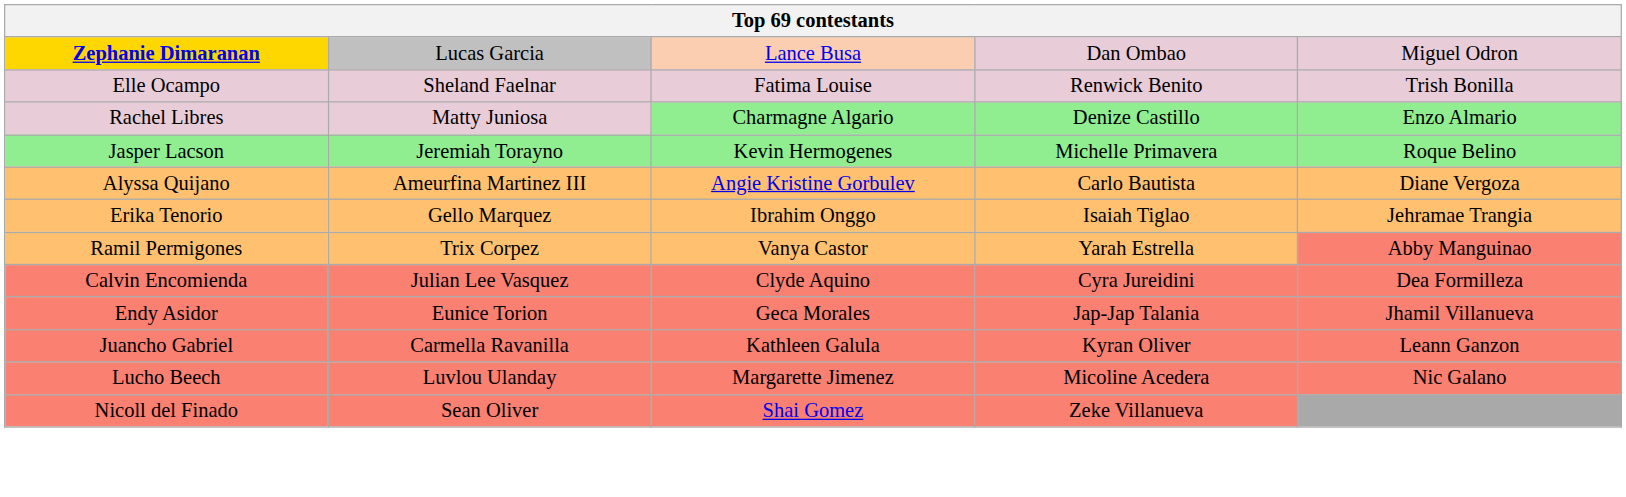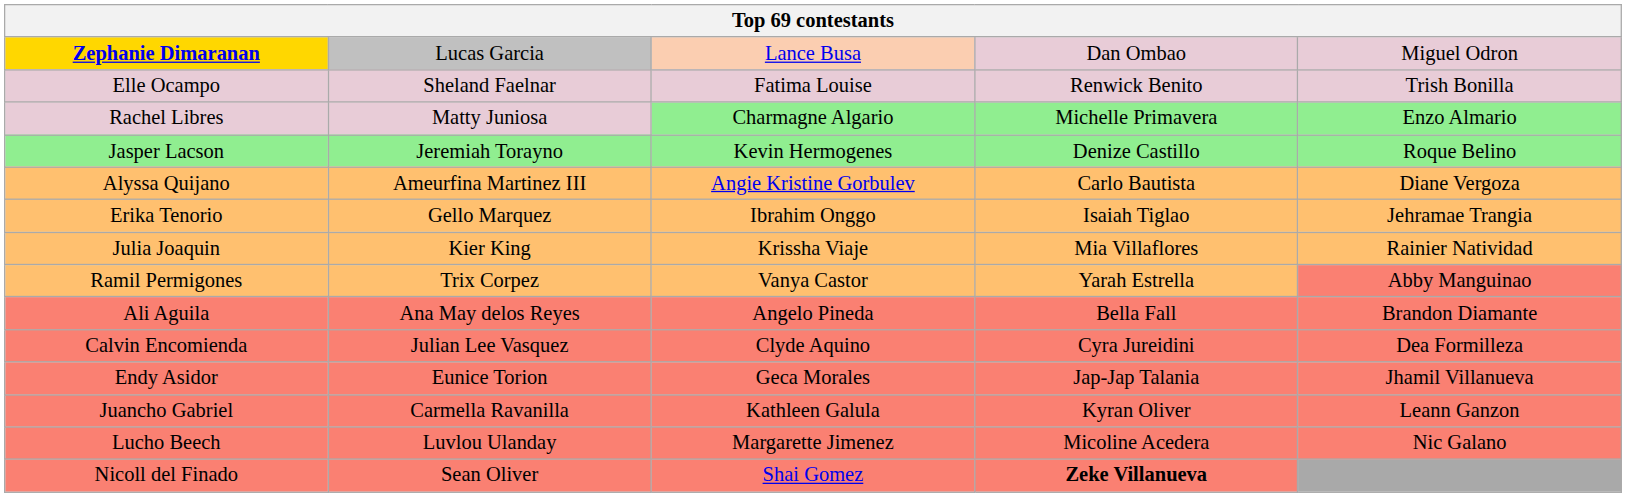(1136, 118) Denize Castillo -> (1136, 118) Michelle Primavera
(1136, 150) Michelle Primavera -> (1136, 150) Denize Castillo
+ row: (166, 248)
+ row: (166, 313)
(1136, 410) normal -> (1136, 475) bold
